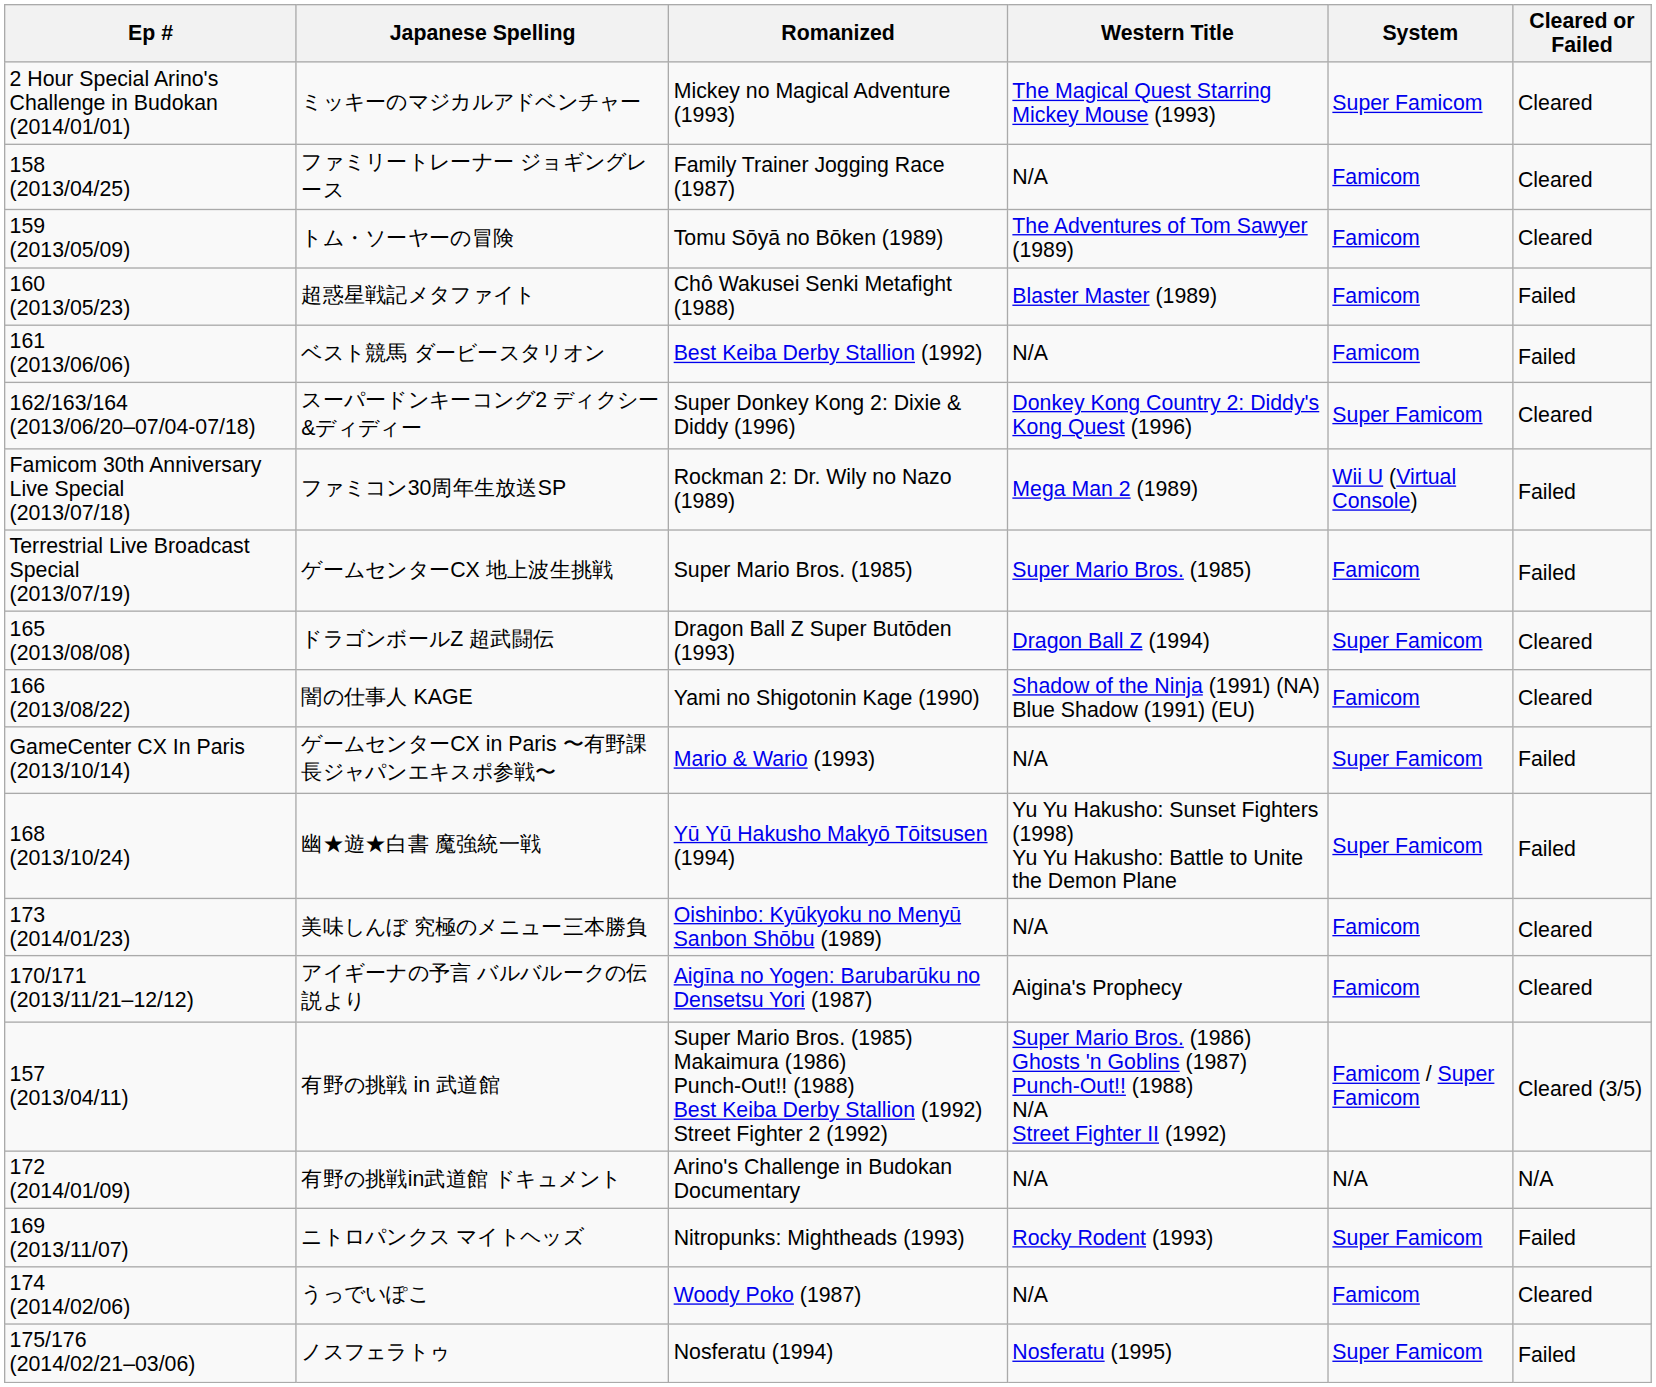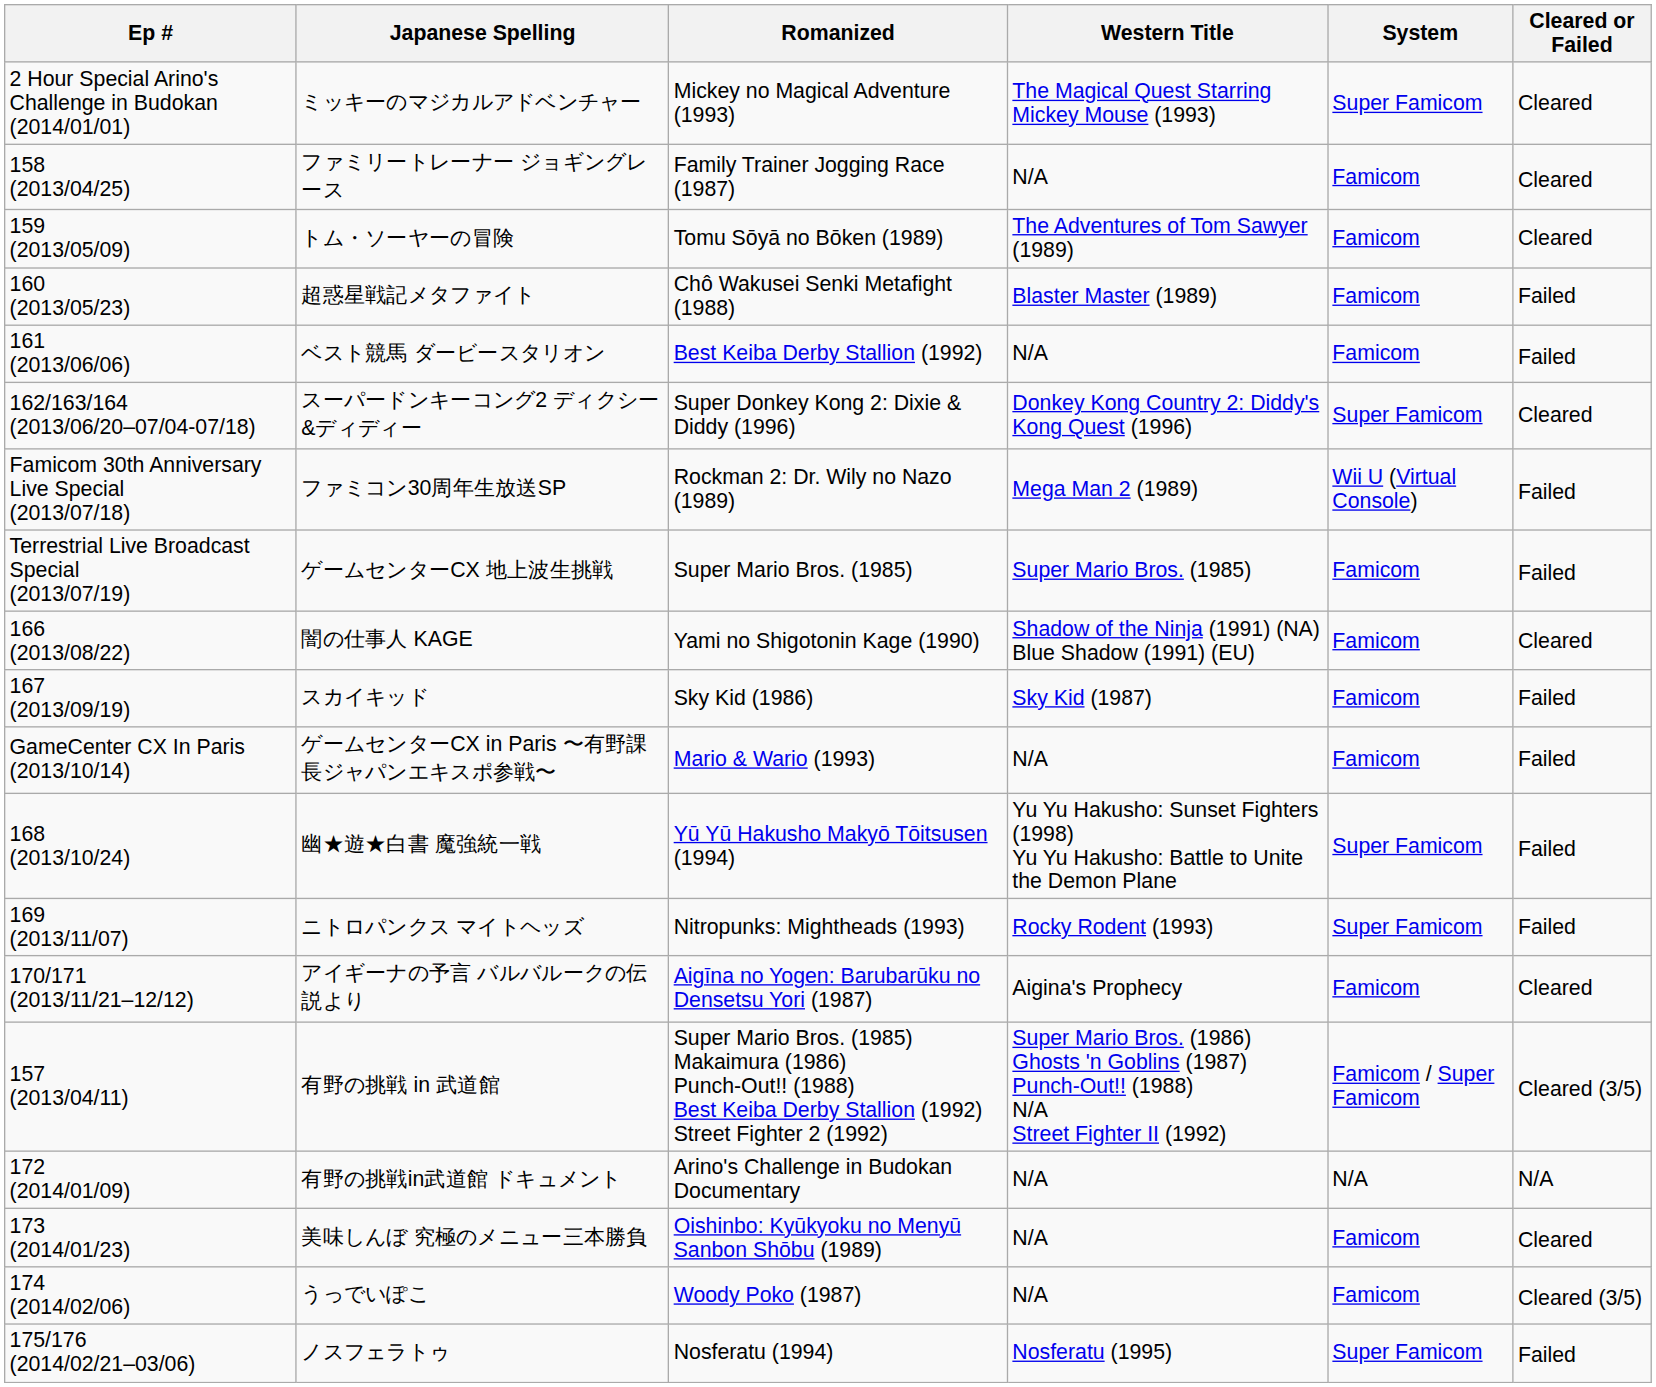- row: (428, 639)
+ row: (365, 697)
(1407, 759) Super Famicom -> (1376, 759) Famicom
rows swapped: (443, 1236) <-> (474, 926)
(1555, 1295) Cleared -> (1580, 1298) Cleared (3/5)
